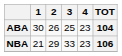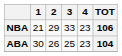rows swapped: (17, 43) <-> (17, 28)
